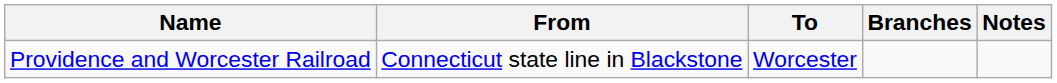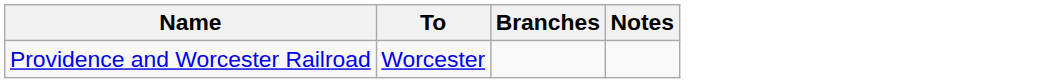- column: (562, 22)
